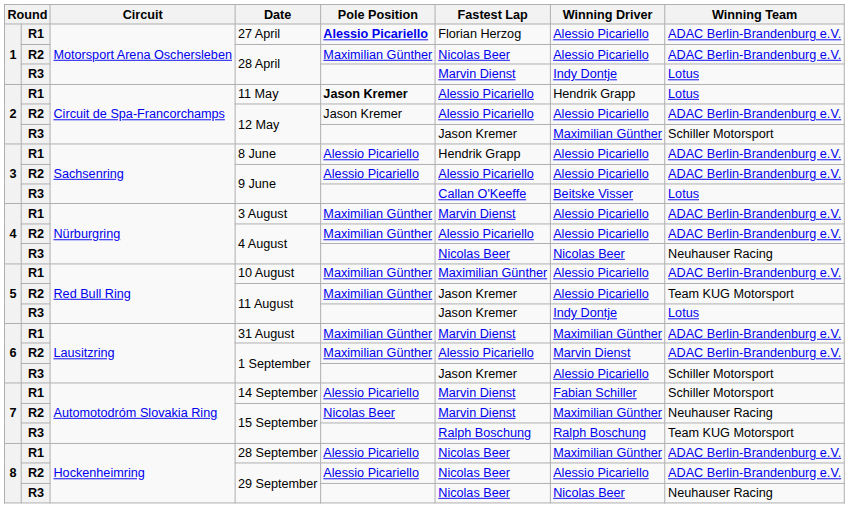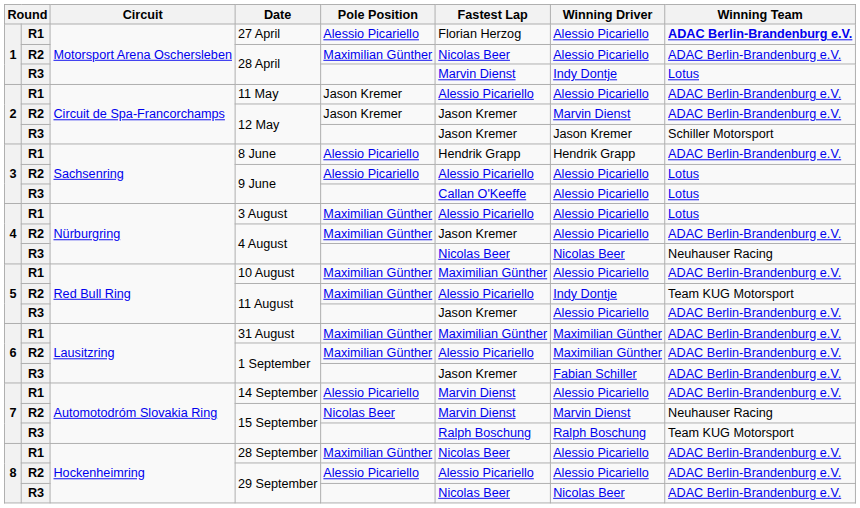(376, 34) bold -> (371, 34) normal
(755, 34) normal -> (760, 34) bold
(366, 94) bold -> (363, 94) normal
(594, 94) Hendrik Grapp -> (601, 94) Alessio Picariello
(684, 94) Lotus -> (755, 94) ADAC Berlin-Brandenburg e.V.
(486, 114) Alessio Picariello -> (478, 114) Jason Kremer
(601, 114) Alessio Picariello -> (592, 114) Marvin Dienst
(608, 134) Maximilian Günther -> (593, 134) Jason Kremer
(601, 154) Alessio Picariello -> (594, 154) Hendrik Grapp
(755, 174) ADAC Berlin-Brandenburg e.V. -> (684, 174) Lotus
(593, 193) Beitske Visser -> (601, 193) Alessio Picariello
(477, 213) Marvin Dienst -> (486, 213) Alessio Picariello
(755, 213) ADAC Berlin-Brandenburg e.V. -> (684, 213) Lotus
(486, 233) Alessio Picariello -> (478, 233) Jason Kremer
(478, 293) Jason Kremer -> (486, 293) Alessio Picariello
(601, 293) Alessio Picariello -> (585, 293) Indy Dontje
(585, 313) Indy Dontje -> (601, 313) Alessio Picariello
(684, 313) Lotus -> (755, 313) ADAC Berlin-Brandenburg e.V.
(477, 333) Marvin Dienst -> (493, 333) Maximilian Günther
(592, 353) Marvin Dienst -> (608, 353) Maximilian Günther
(601, 373) Alessio Picariello -> (595, 373) Fabian Schiller
(721, 373) Schiller Motorsport -> (755, 373) ADAC Berlin-Brandenburg e.V.
(595, 393) Fabian Schiller -> (601, 393) Alessio Picariello
(721, 393) Schiller Motorsport -> (755, 393) ADAC Berlin-Brandenburg e.V.
(608, 413) Maximilian Günther -> (592, 413) Marvin Dienst
(371, 453) Alessio Picariello -> (378, 453) Maximilian Günther
(608, 453) Maximilian Günther -> (601, 453) Alessio Picariello
(474, 473) Nicolas Beer -> (486, 473) Alessio Picariello
(720, 493) Neuhauser Racing -> (755, 493) ADAC Berlin-Brandenburg e.V.
